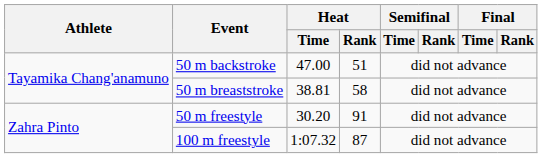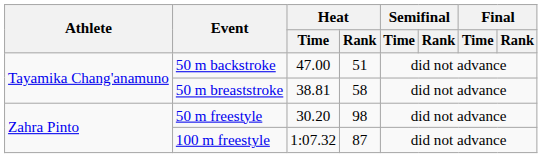(360, 115) 91 -> (360, 115) 98
